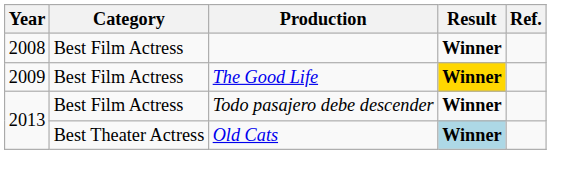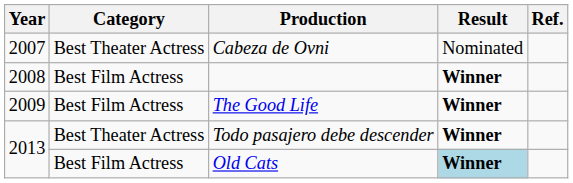+ row: (271, 47)
(472, 76) gold background -> (472, 105) no background
(119, 105) Best Film Actress -> (129, 134) Best Theater Actress
(129, 134) Best Theater Actress -> (119, 163) Best Film Actress
